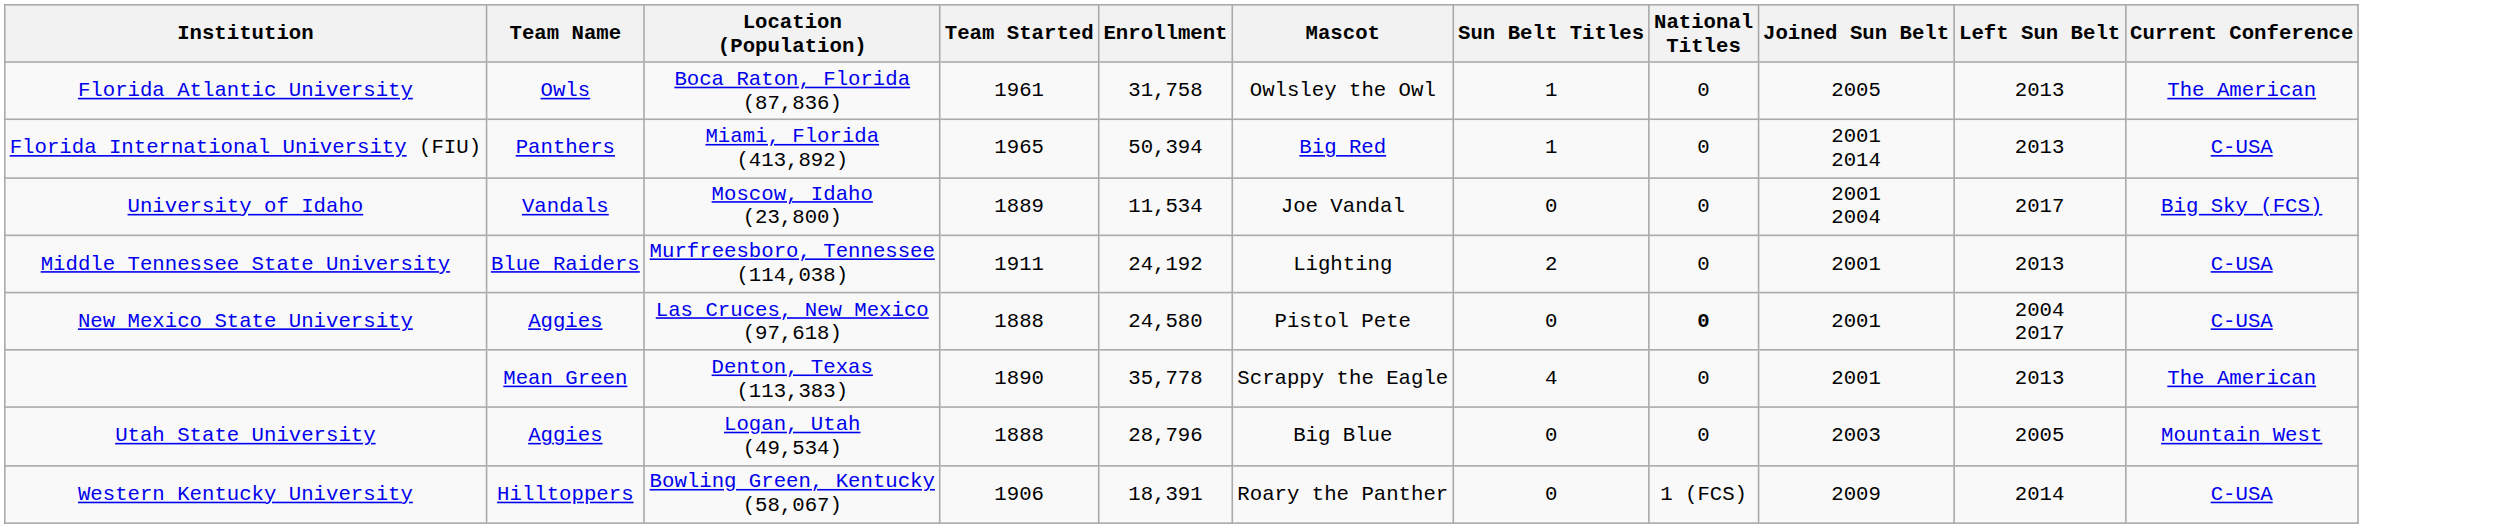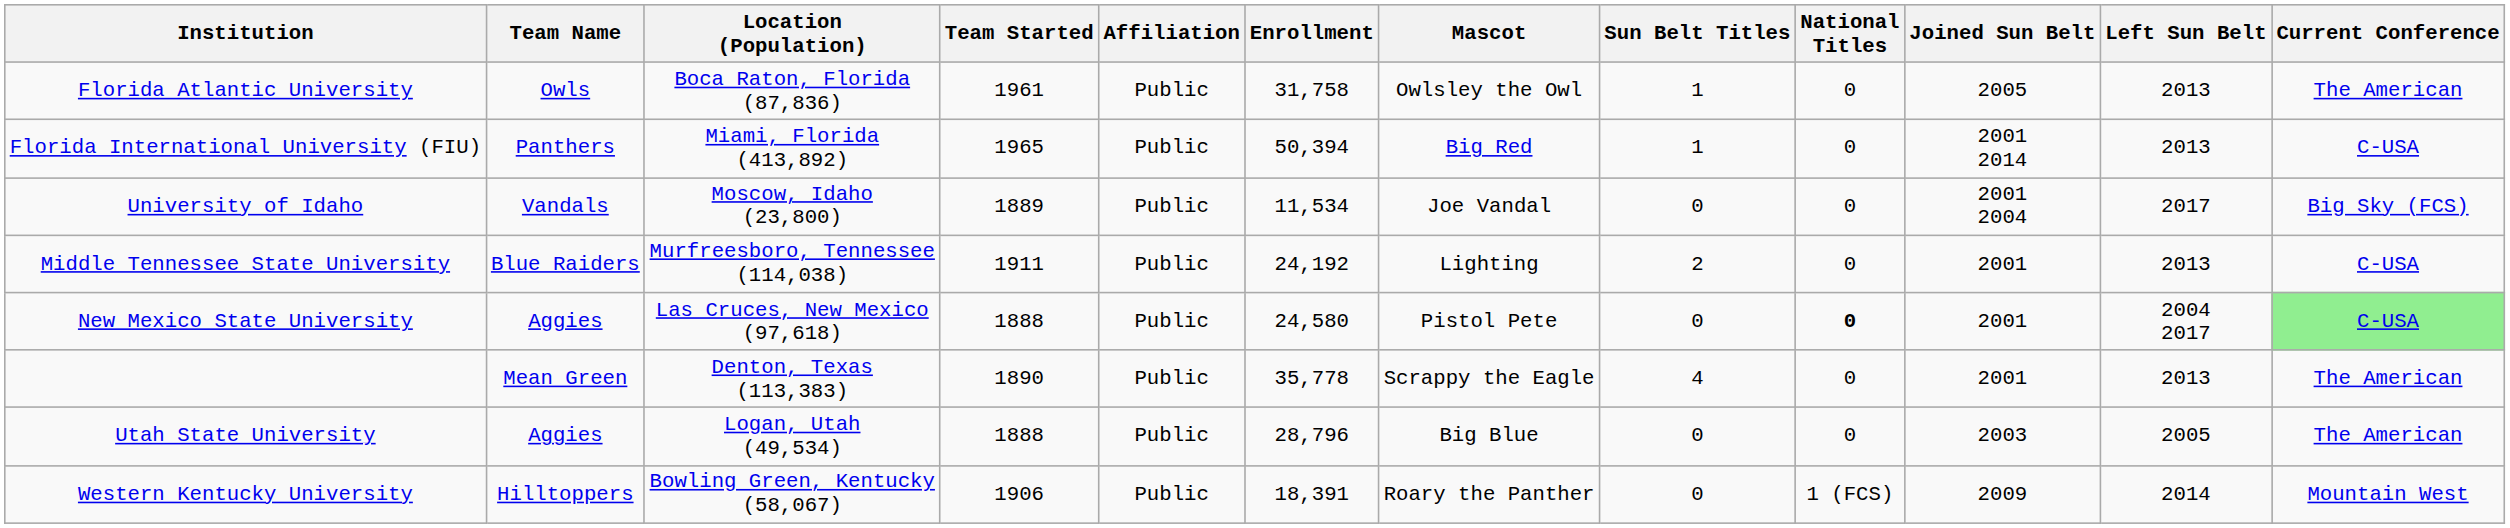+ column: (1172, 34)
(2242, 321) no background -> (2388, 321) lightgreen background
(2242, 436) Mountain West -> (2388, 436) The American
(2242, 494) C-USA -> (2388, 494) Mountain West
